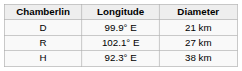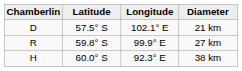+ column: (92, 12)
(121, 27) 99.9° E -> (150, 27) 102.1° E
(121, 43) 102.1° E -> (150, 43) 99.9° E
